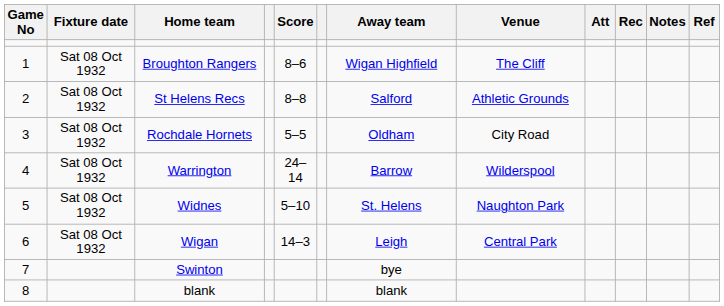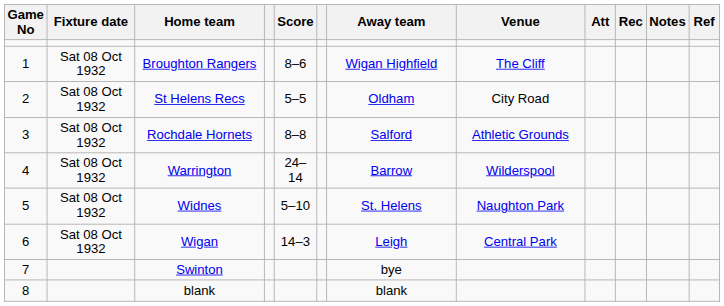(295, 99) 8–8 -> (295, 99) 5–5
(391, 99) Salford -> (391, 99) Oldham
(520, 99) Athletic Grounds -> (520, 99) City Road
(295, 135) 5–5 -> (295, 135) 8–8
(391, 135) Oldham -> (391, 135) Salford
(520, 135) City Road -> (520, 135) Athletic Grounds
